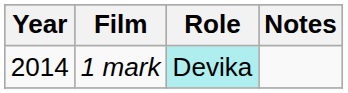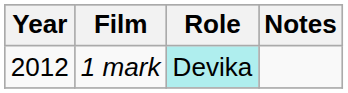(40, 66) 2014 -> (40, 66) 2012
